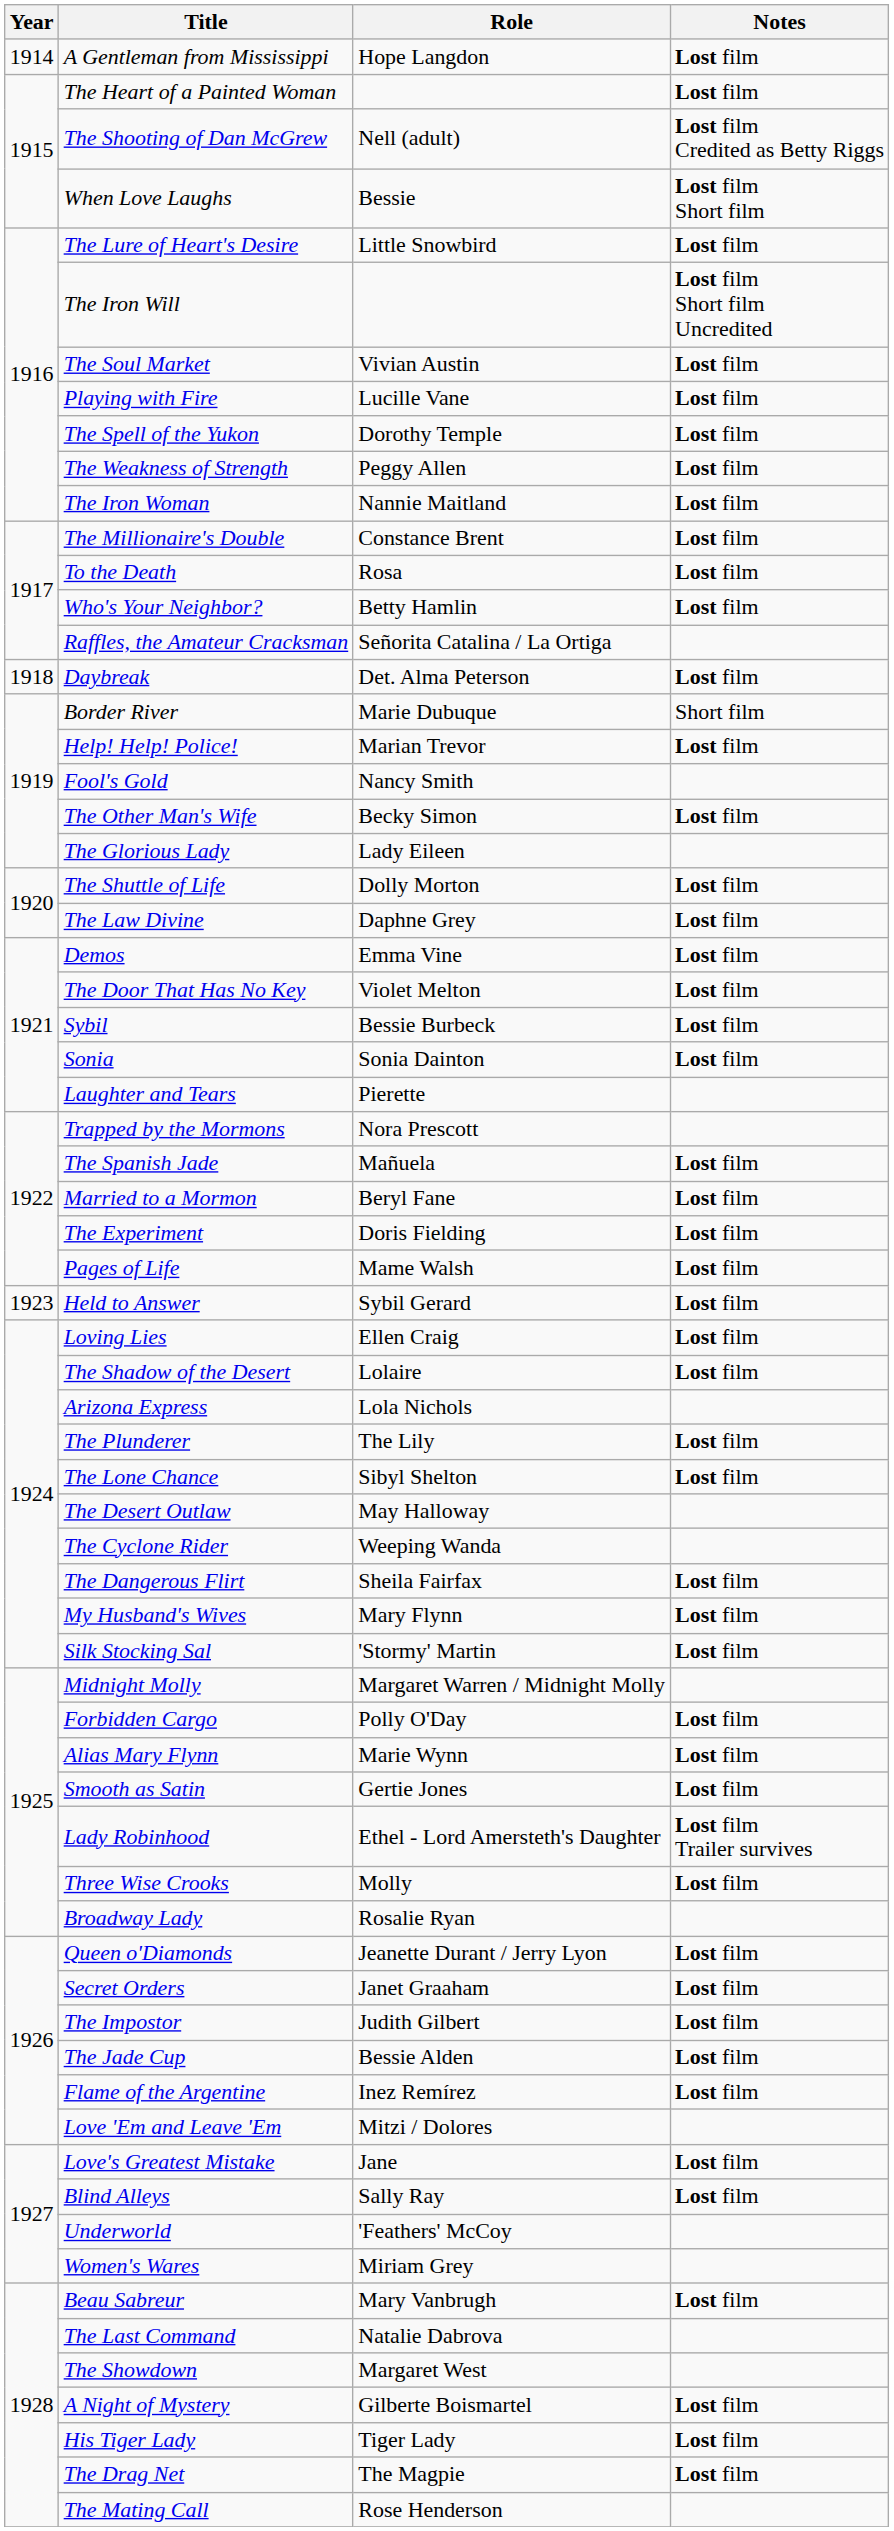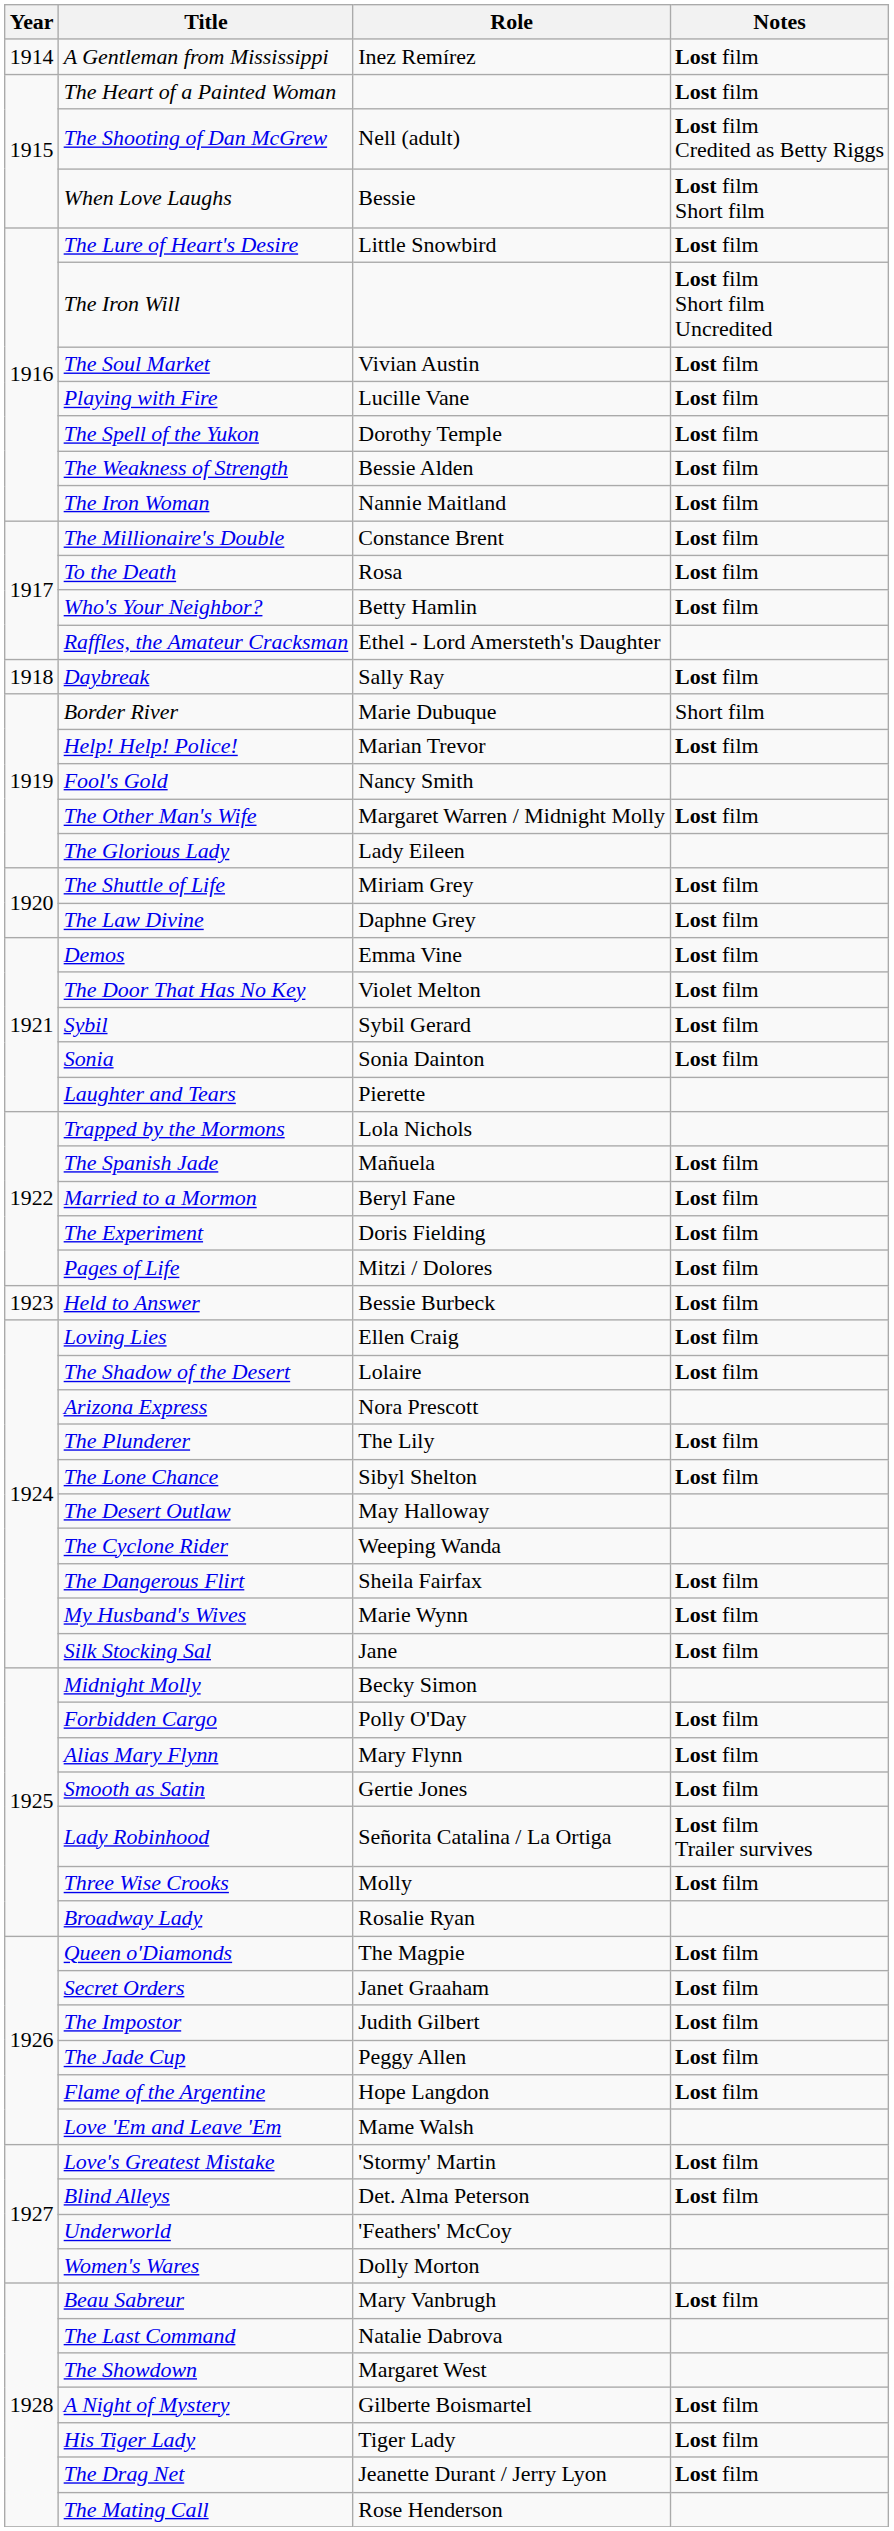(424, 56) Hope Langdon -> (417, 56) Inez Remírez
(412, 468) Peggy Allen -> (416, 468) Bessie Alden
(485, 641) Señorita Catalina / La Ortiga -> (509, 641) Ethel - Lord Amersteth's Daughter
(444, 676) Det. Alma Peterson -> (401, 676) Sally Ray
(418, 815) Becky Simon -> (512, 815) Margaret Warren / Midnight Molly
(419, 885) Dolly Morton -> (416, 885) Miriam Grey
(427, 1024) Bessie Burbeck -> (415, 1024) Sybil Gerard
(418, 1128) Nora Prescott -> (415, 1128) Lola Nichols
(416, 1267) Mame Walsh -> (425, 1267) Mitzi / Dolores
(415, 1302) Sybil Gerard -> (427, 1302) Bessie Burbeck
(415, 1406) Lola Nichols -> (418, 1406) Nora Prescott
(410, 1615) Mary Flynn -> (413, 1615) Marie Wynn
(427, 1650) 'Stormy' Martin -> (378, 1650) Jane
(512, 1684) Margaret Warren / Midnight Molly -> (418, 1684) Becky Simon
(413, 1754) Marie Wynn -> (410, 1754) Mary Flynn
(509, 1836) Ethel - Lord Amersteth's Daughter -> (485, 1836) Señorita Catalina / La Ortiga
(482, 1952) Jeanette Durant / Jerry Lyon -> (412, 1952) The Magpie
(416, 2057) Bessie Alden -> (412, 2057) Peggy Allen
(417, 2091) Inez Remírez -> (424, 2091) Hope Langdon
(425, 2126) Mitzi / Dolores -> (416, 2126) Mame Walsh
(378, 2161) Jane -> (427, 2161) 'Stormy' Martin
(401, 2196) Sally Ray -> (444, 2196) Det. Alma Peterson
(416, 2265) Miriam Grey -> (419, 2265) Dolly Morton
(412, 2474) The Magpie -> (482, 2474) Jeanette Durant / Jerry Lyon
